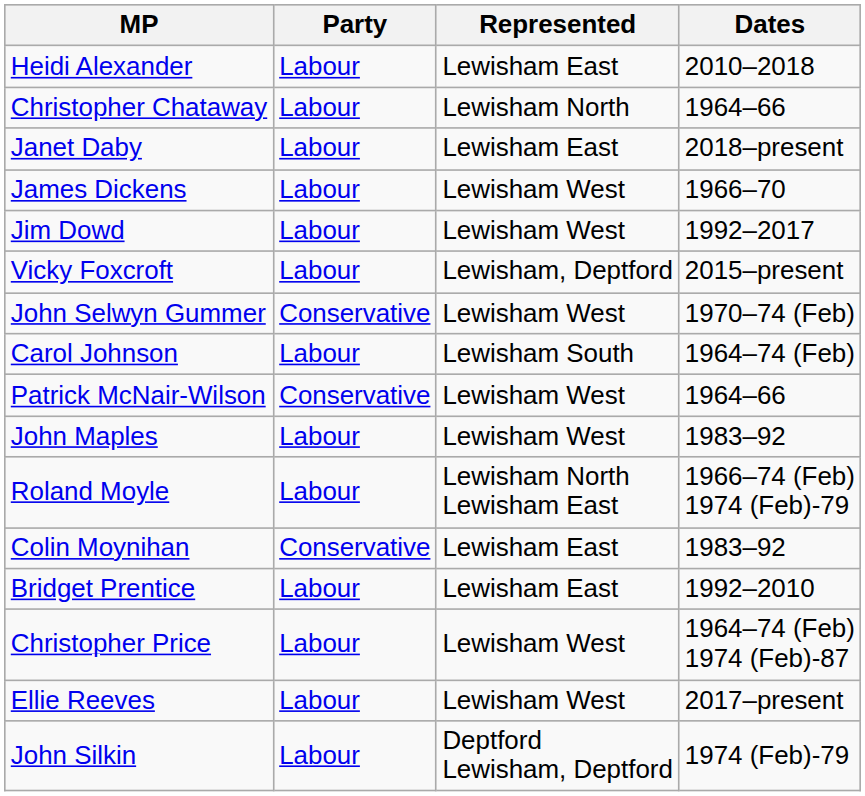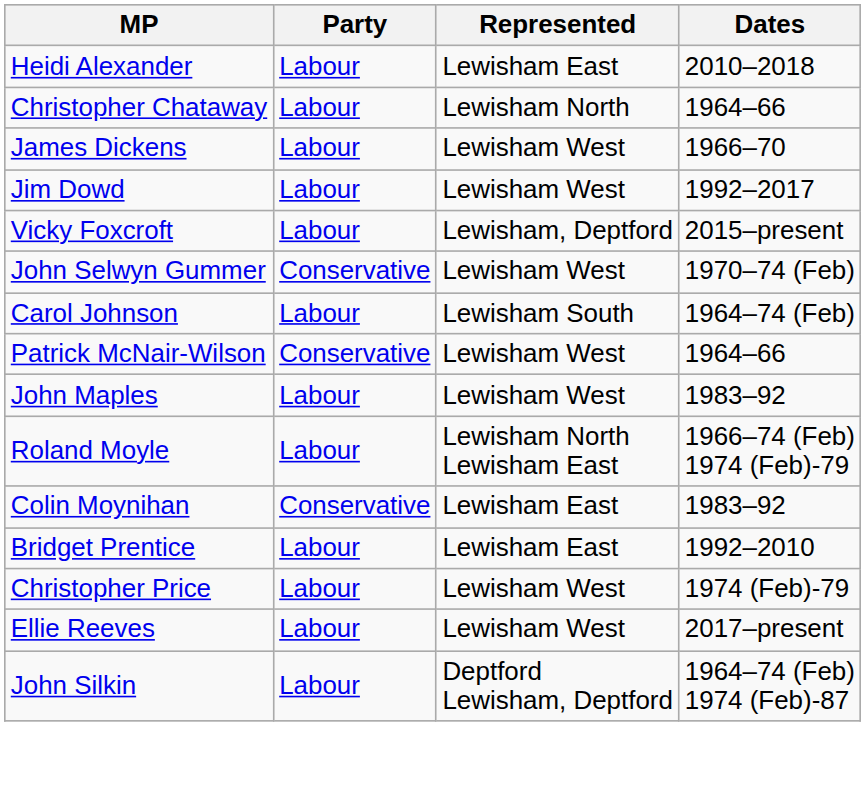- row: (76, 148)
(770, 644) 1964–74 (Feb) 1974 (Feb)-87 -> (767, 588) 1974 (Feb)-79
(767, 755) 1974 (Feb)-79 -> (770, 685) 1964–74 (Feb) 1974 (Feb)-87
